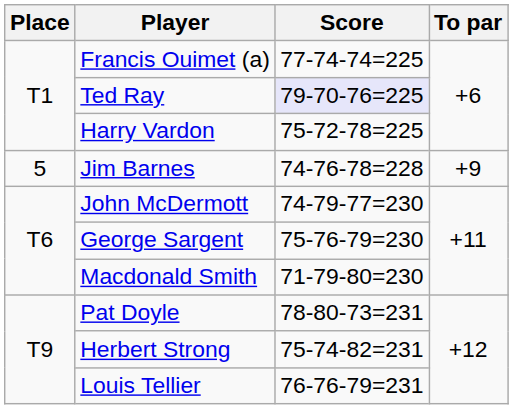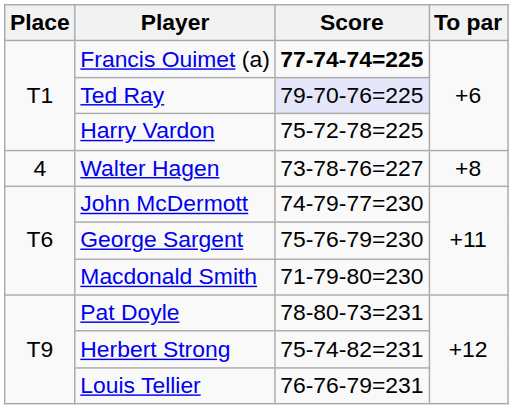(352, 58) normal -> (352, 58) bold
+ row: (150, 167)
- row: (138, 167)
